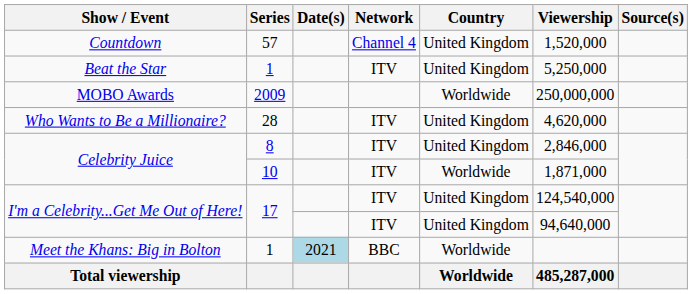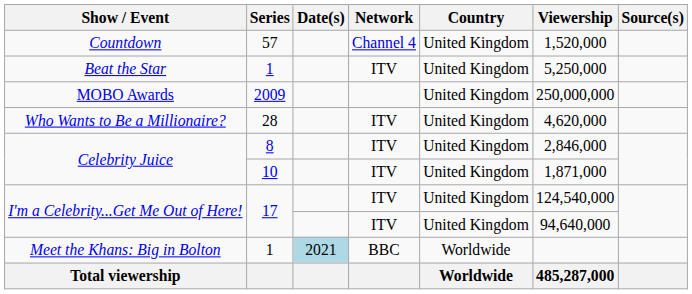(476, 95) Worldwide -> (476, 95) United Kingdom
(476, 172) Worldwide -> (476, 172) United Kingdom
